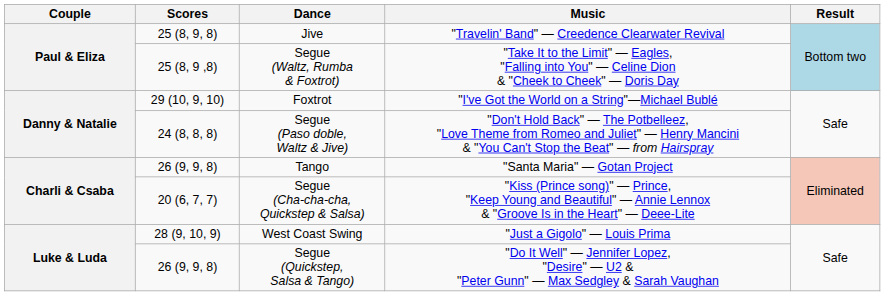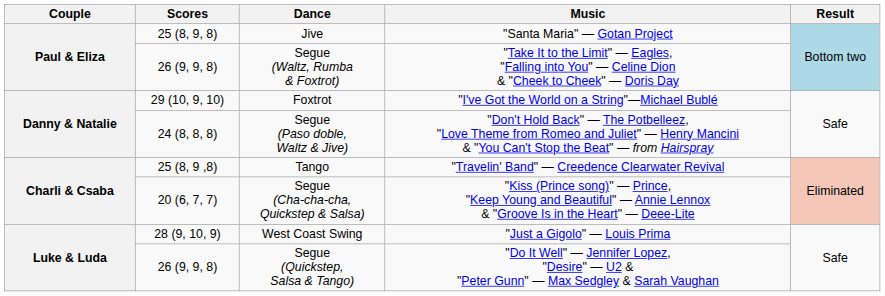(588, 33) "Travelin' Band" — Creedence Clearwater Revival -> (588, 33) "Santa Maria" — Gotan Project
(187, 67) 25 (8, 9 ,8) -> (187, 67) 26 (9, 9, 8)
(187, 167) 26 (9, 9, 8) -> (187, 167) 25 (8, 9 ,8)
(588, 167) "Santa Maria" — Gotan Project -> (588, 167) "Travelin' Band" — Creedence Clearwater Revival
